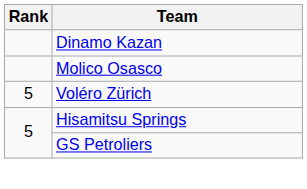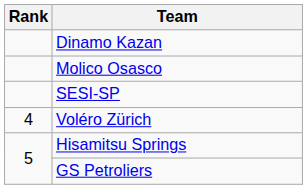+ row: (88, 94)
(28, 94) 5 -> (28, 119) 4
